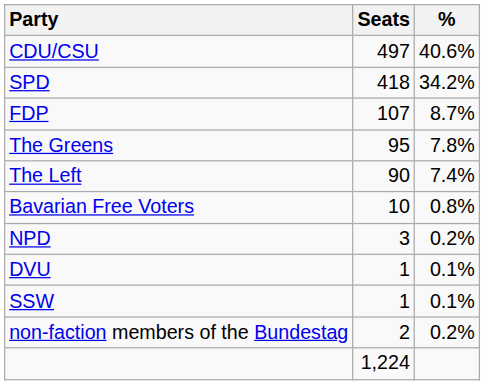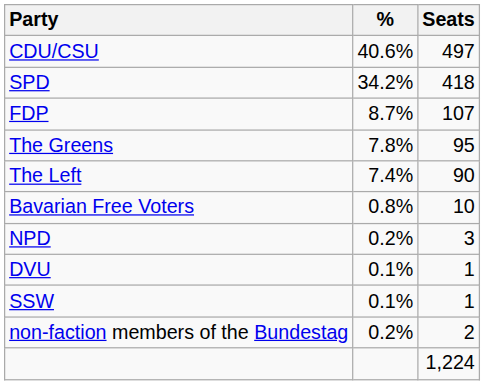columns swapped: (384, 20) <-> (447, 20)
